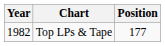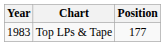(19, 32) 1982 -> (19, 32) 1983
